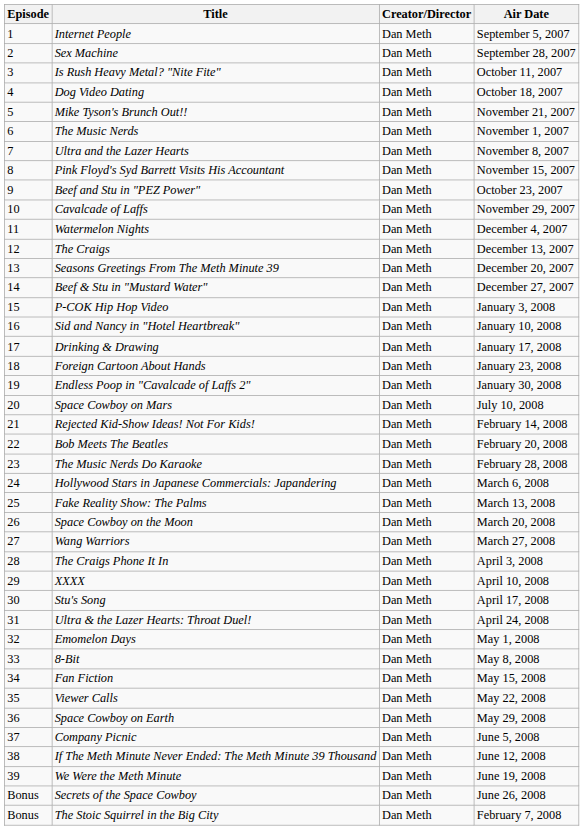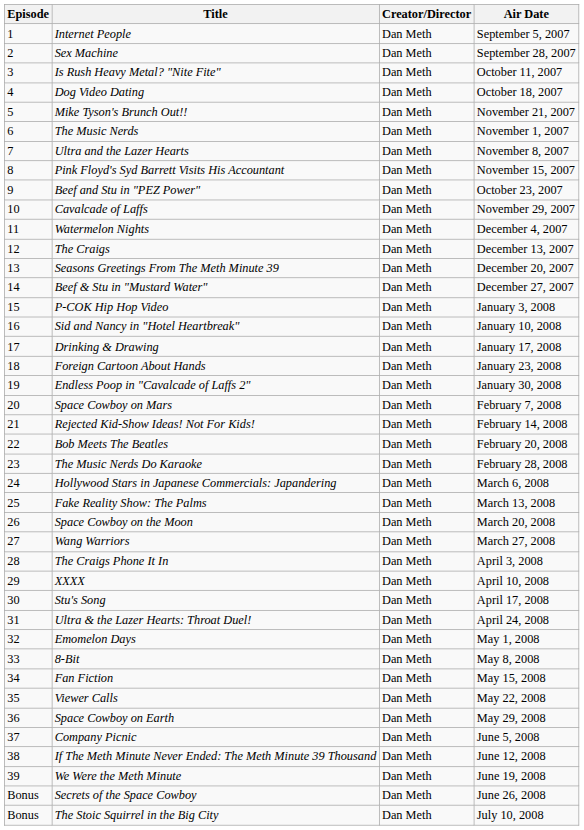(510, 405) July 10, 2008 -> (519, 405) February 7, 2008
(519, 815) February 7, 2008 -> (510, 815) July 10, 2008
